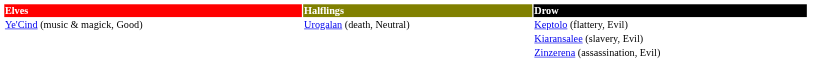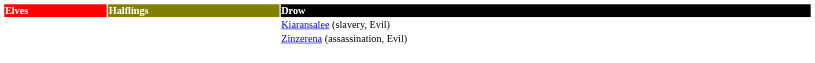- row: (581, 24)
